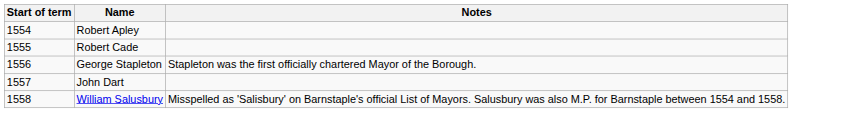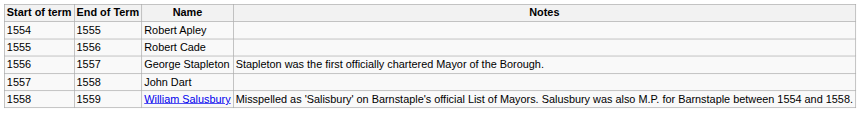+ column: (108, 13)
